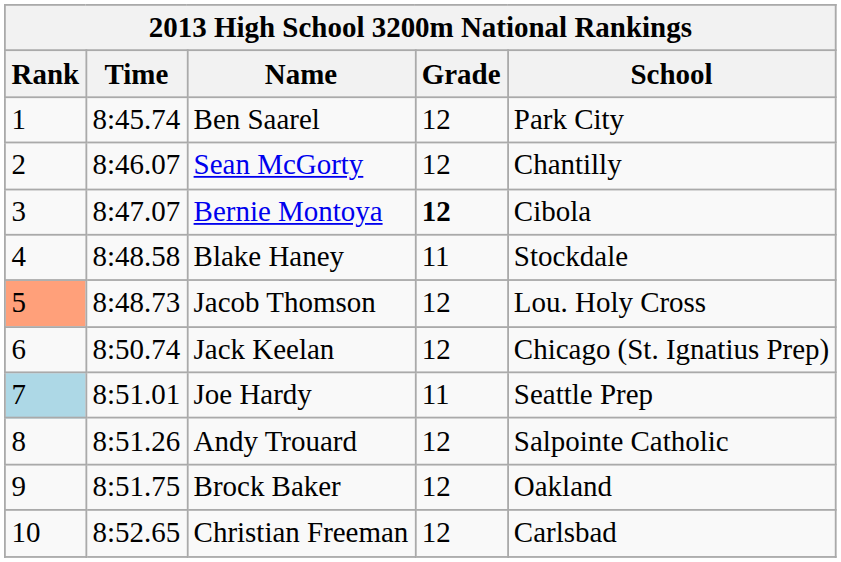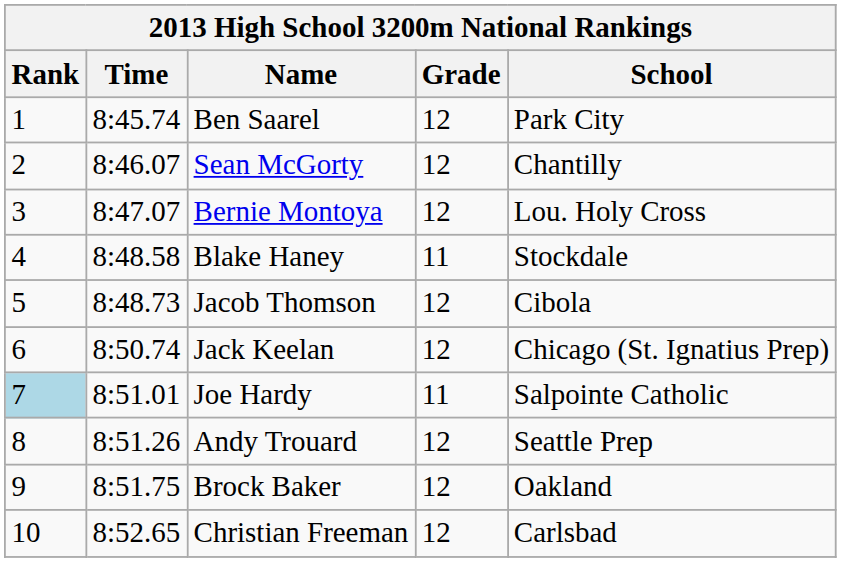(436, 211) bold -> (436, 211) normal
(552, 211) Cibola -> (610, 211) Lou. Holy Cross
(19, 303) lightsalmon background -> (19, 303) no background
(610, 303) Lou. Holy Cross -> (552, 303) Cibola
(583, 394) Seattle Prep -> (621, 394) Salpointe Catholic
(621, 440) Salpointe Catholic -> (583, 440) Seattle Prep
